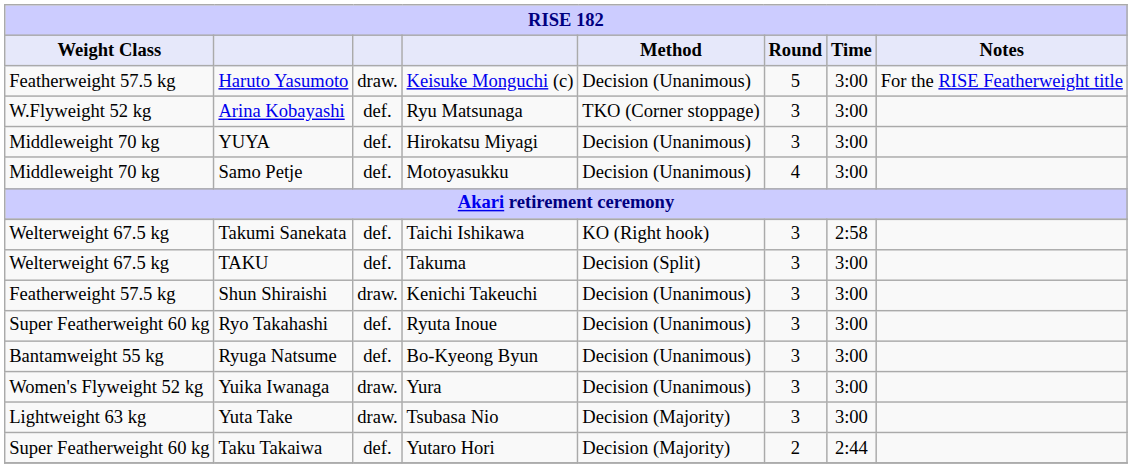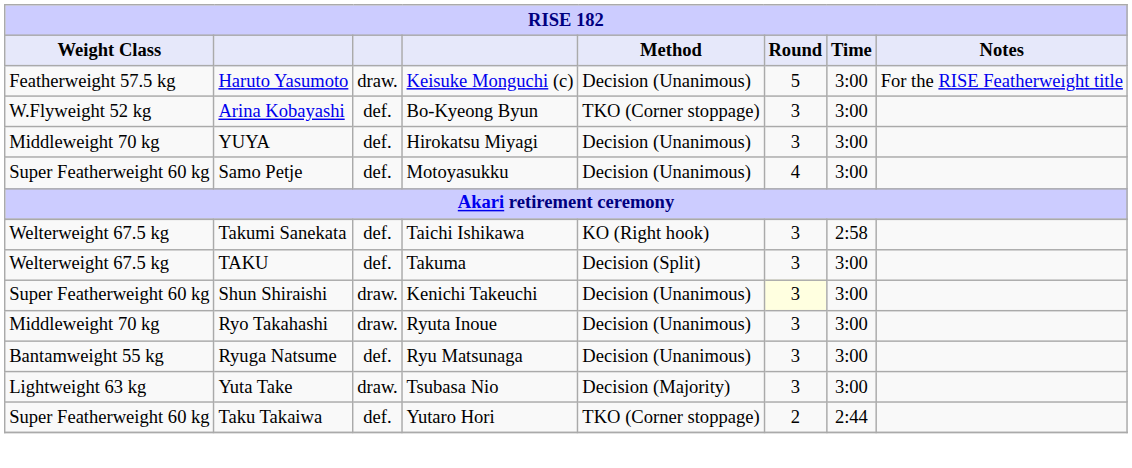(465, 111) Ryu Matsunaga -> (472, 111) Bo-Kyeong Byun
(84, 172) Middleweight 70 kg -> (109, 172) Super Featherweight 60 kg
(92, 294) Featherweight 57.5 kg -> (109, 294) Super Featherweight 60 kg
(795, 294) no background -> (795, 294) lightyellow background
(109, 325) Super Featherweight 60 kg -> (84, 325) Middleweight 70 kg
(377, 325) def. -> (377, 325) draw.
(472, 356) Bo-Kyeong Byun -> (465, 356) Ryu Matsunaga
- row: (274, 386)
(656, 447) Decision (Majority) -> (671, 417) TKO (Corner stoppage)
